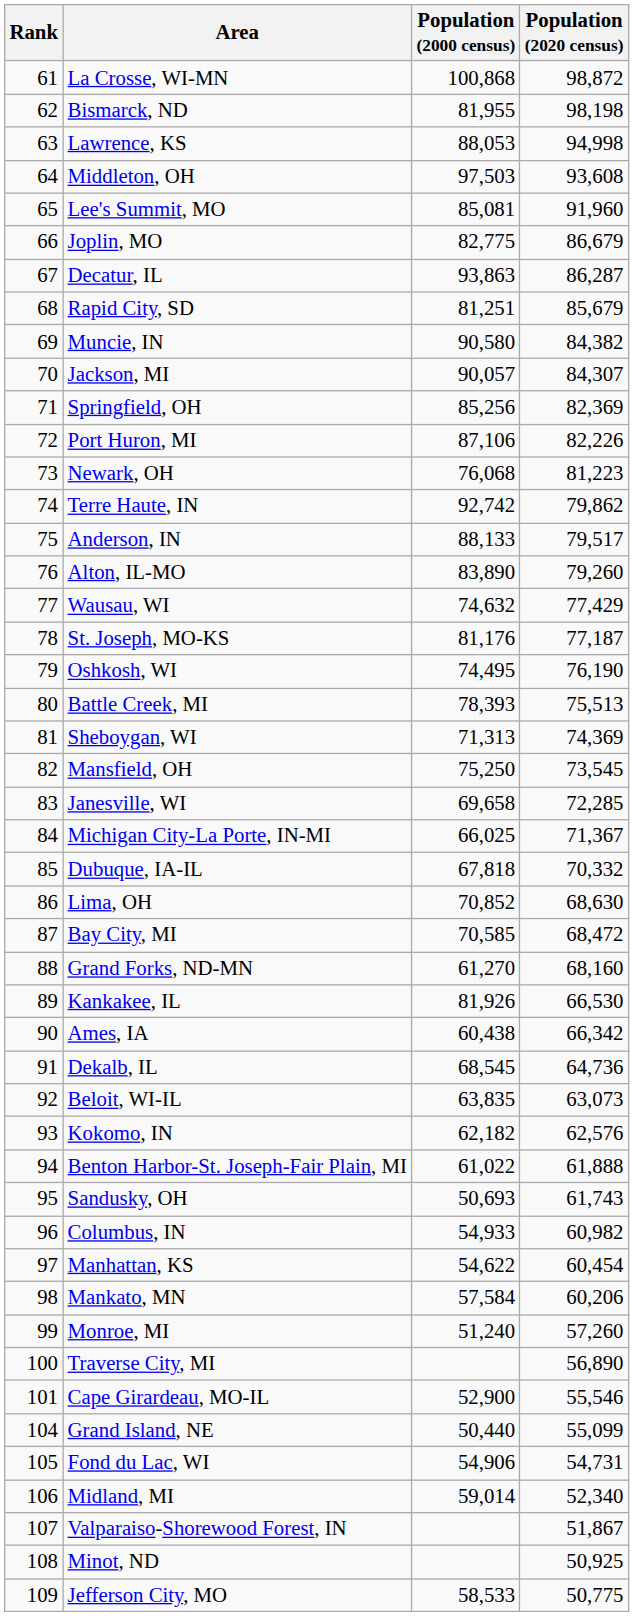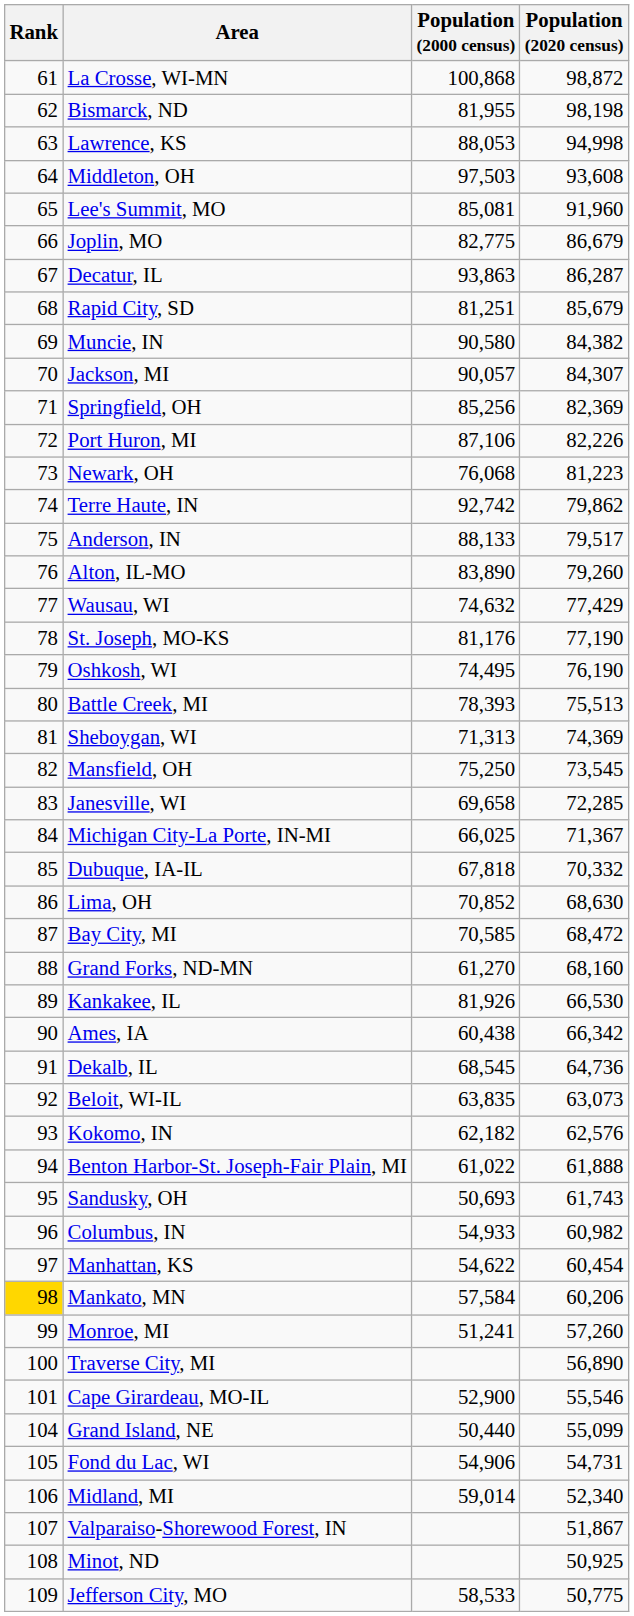(595, 638) 77,187 -> (595, 638) 77,190
(48, 1297) no background -> (48, 1297) gold background
(487, 1330) 51,240 -> (487, 1330) 51,241
